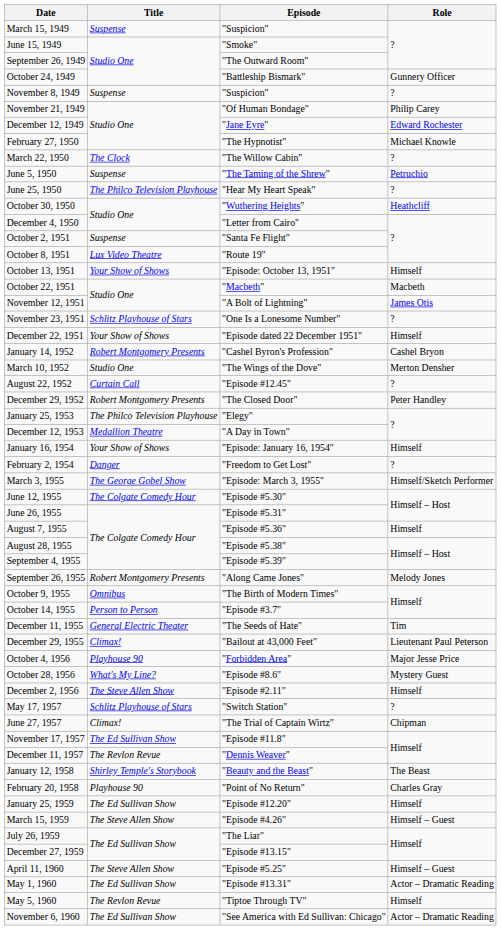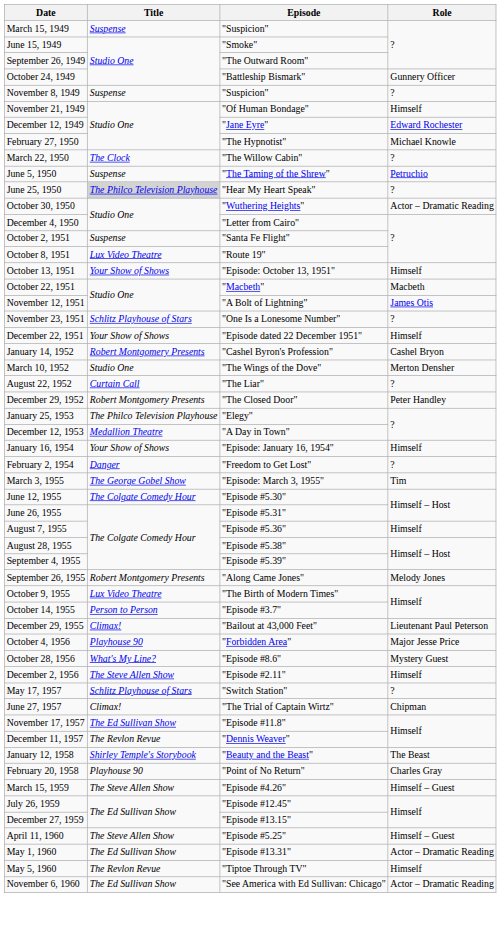(415, 109) Philip Carey -> (406, 109) Himself
(154, 190) no background -> (154, 190) lightgrey background
(410, 206) Heathcliff -> (442, 206) Actor – Dramatic Reading
(256, 384) "Episode #12.45" -> (243, 384) "The Liar"
(442, 481) Himself/Sketch Performer -> (398, 481) Tim
(107, 594) Omnibus -> (126, 594) Lux Video Theatre
- row: (45, 626)
- row: (40, 804)
(243, 836) "The Liar" -> (256, 804) "Episode #12.45"
